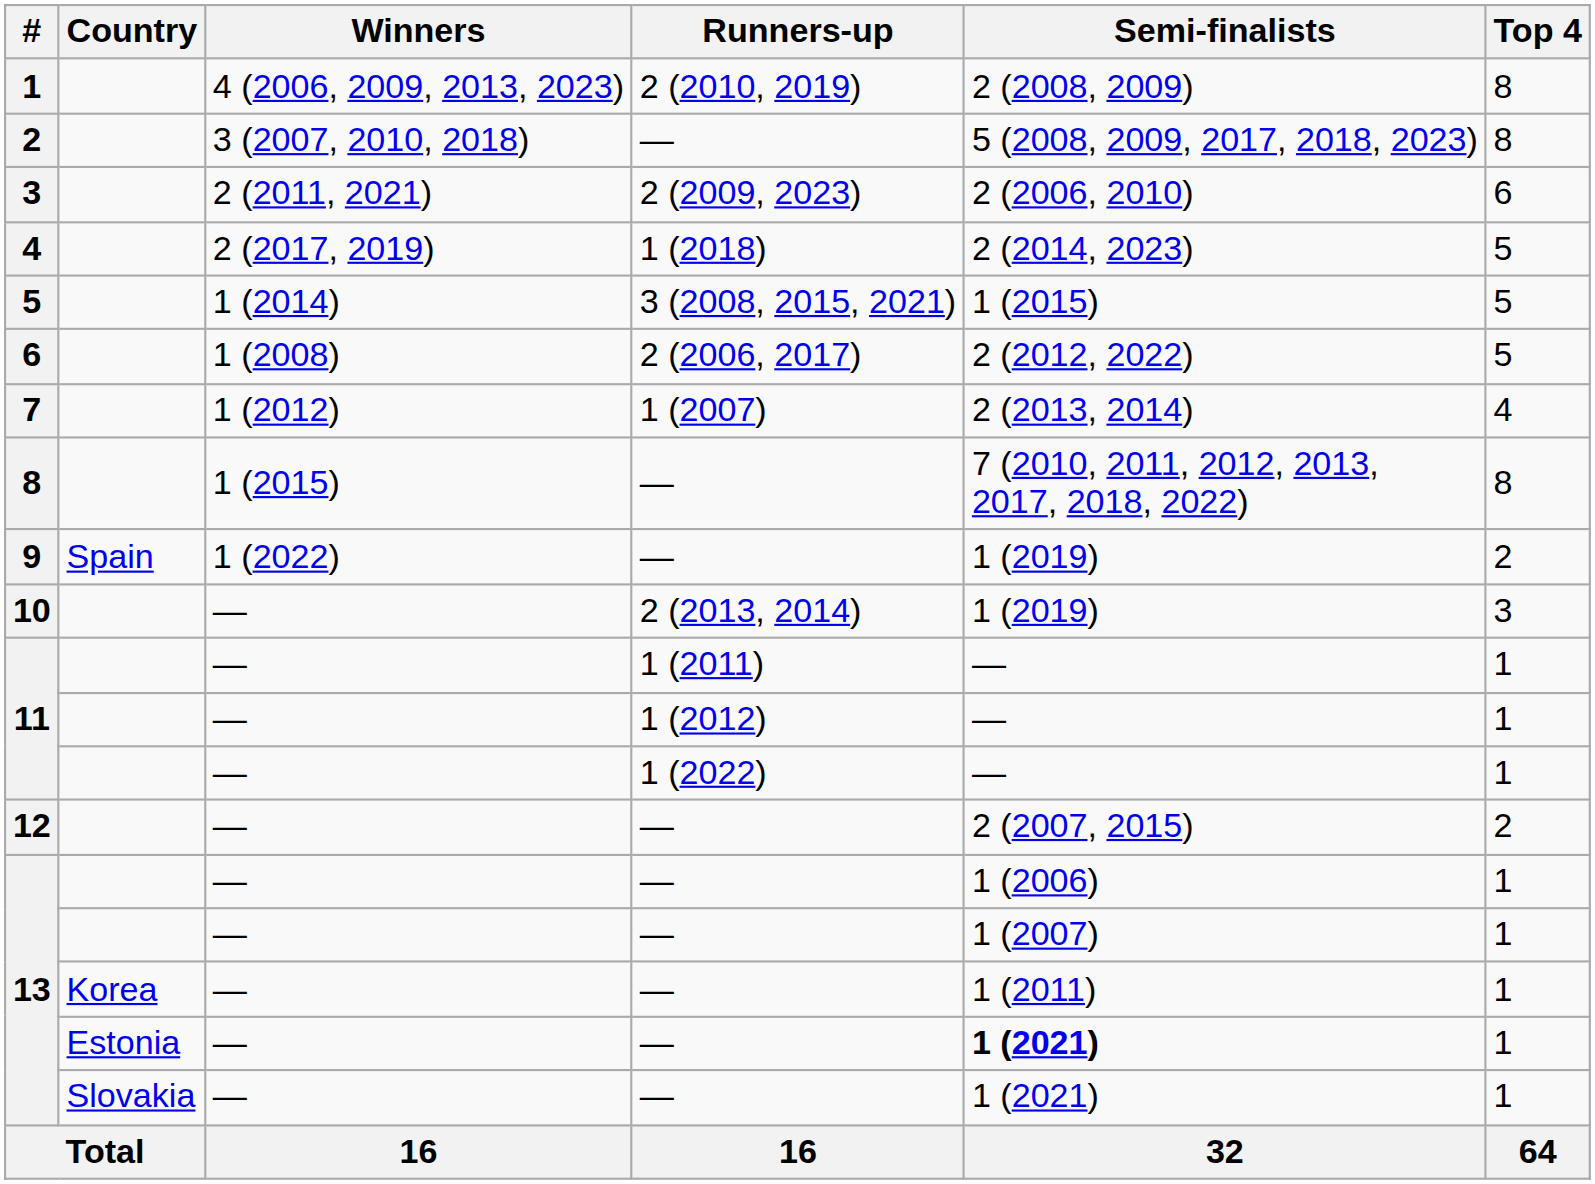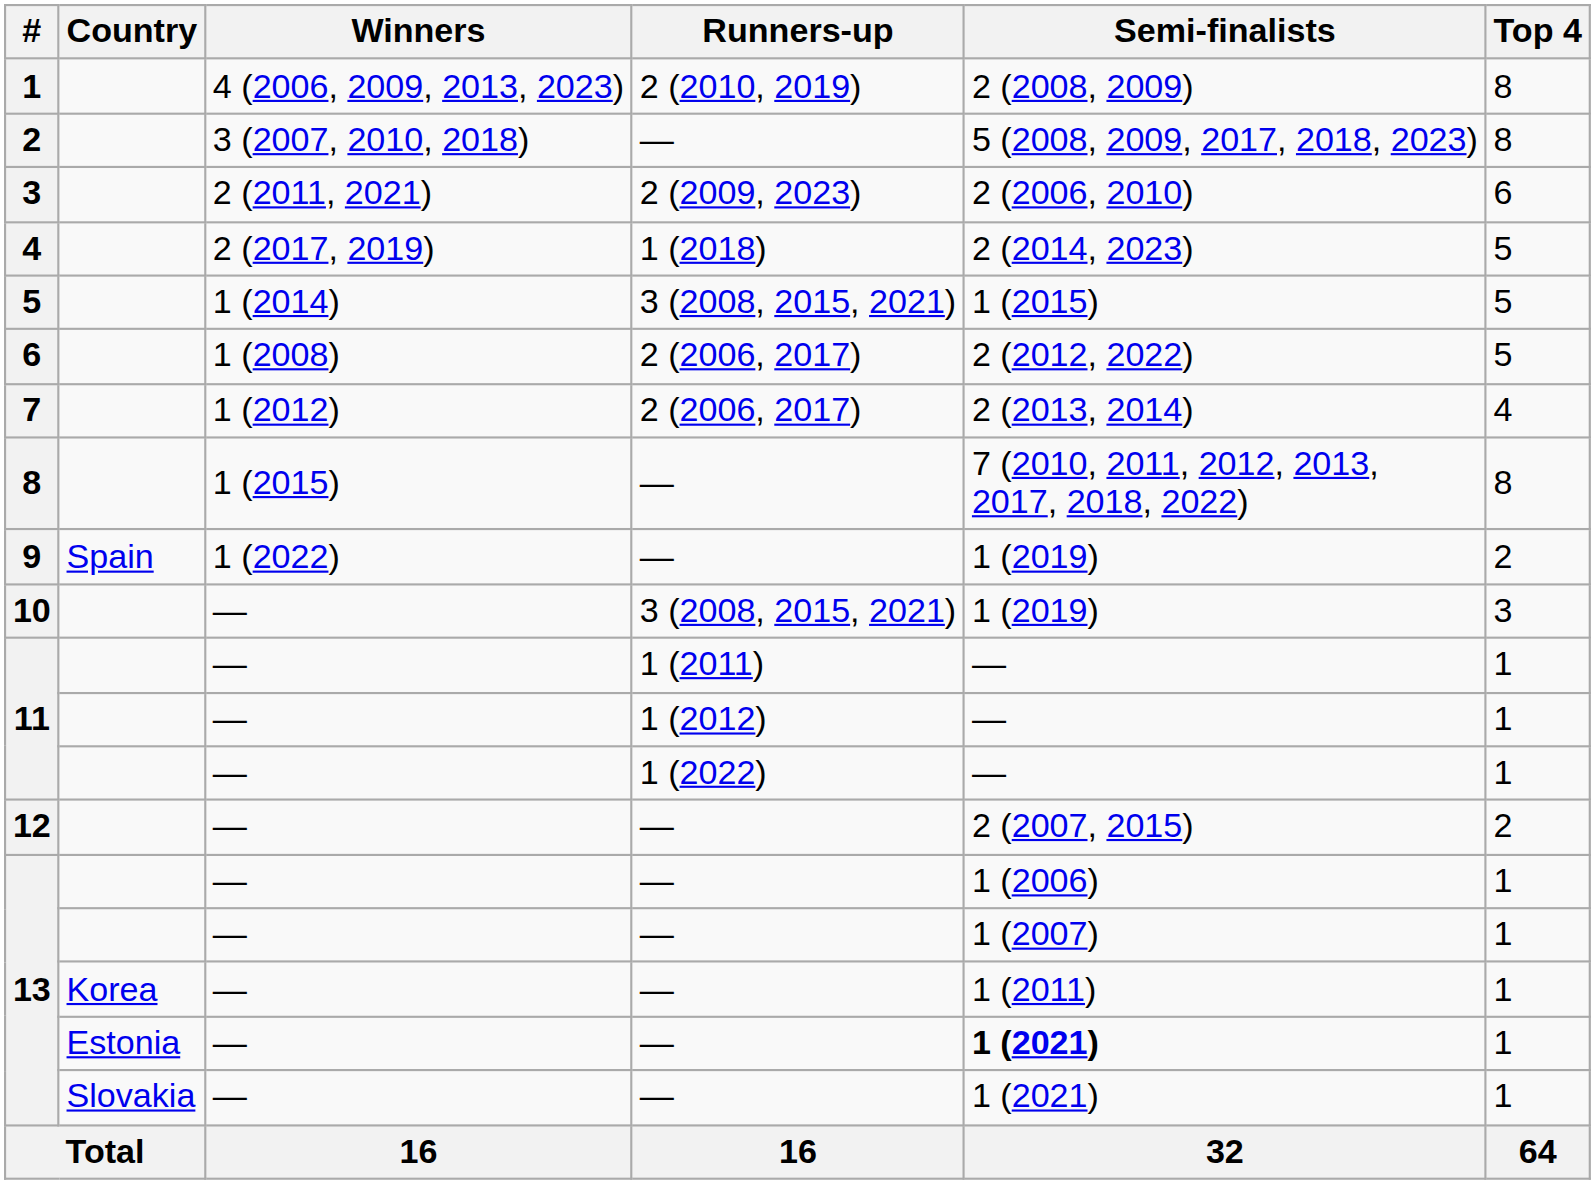(703, 409) 1 (2007) -> (751, 409) 2 (2006, 2017)
(751, 610) 2 (2013, 2014) -> (798, 610) 3 (2008, 2015, 2021)
